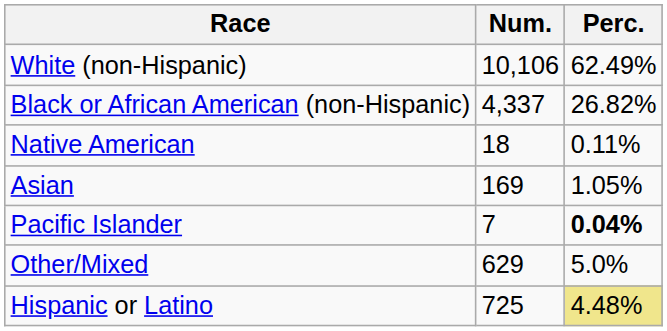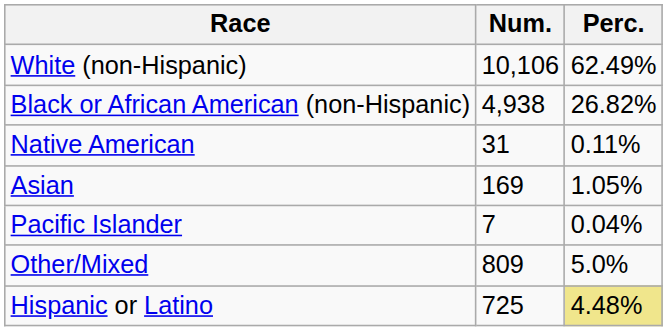(513, 104) 4,337 -> (513, 104) 4,938
(496, 144) 18 -> (496, 144) 31
(607, 225) bold -> (607, 225) normal
(503, 265) 629 -> (503, 265) 809
